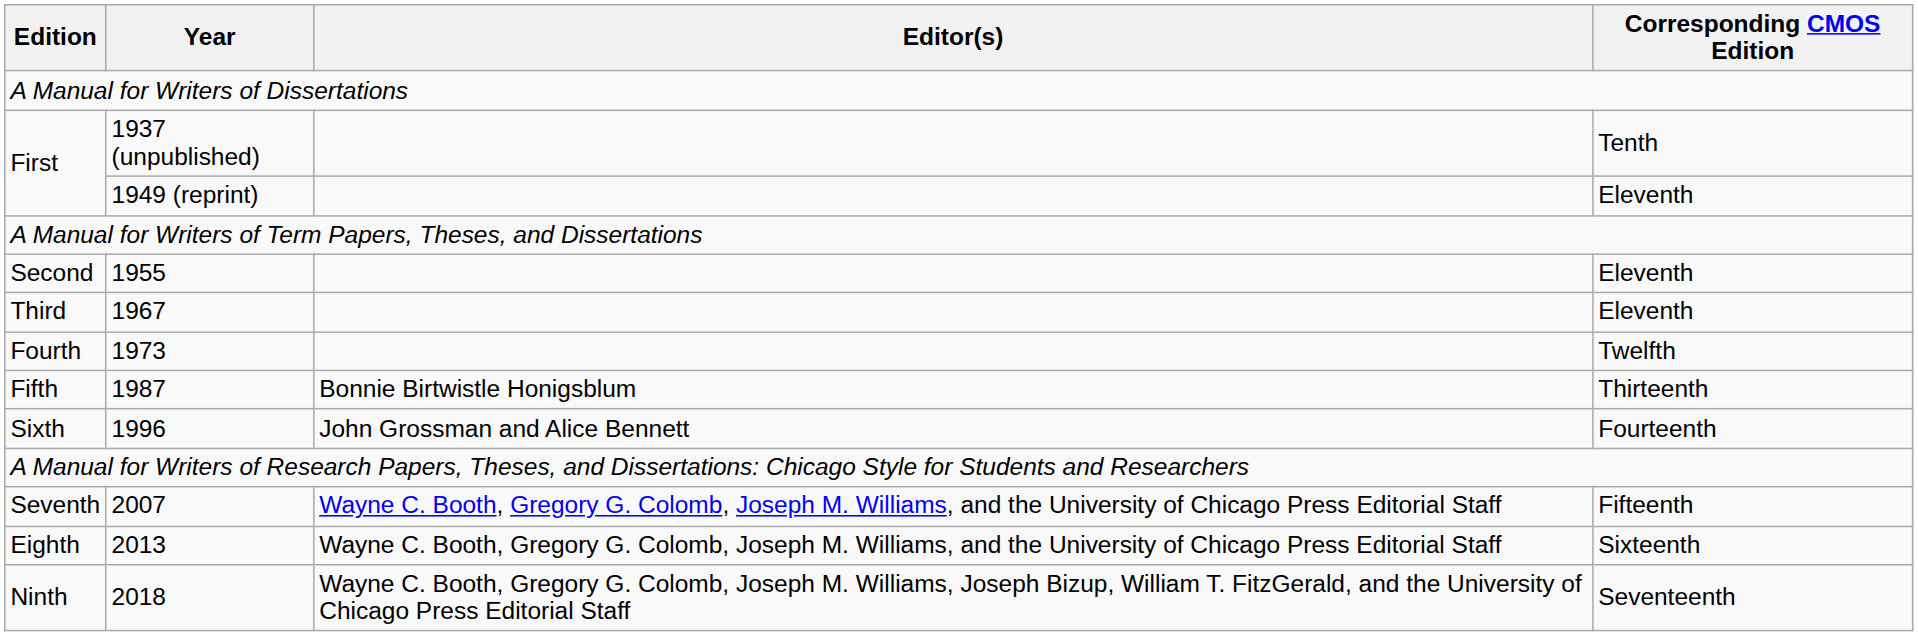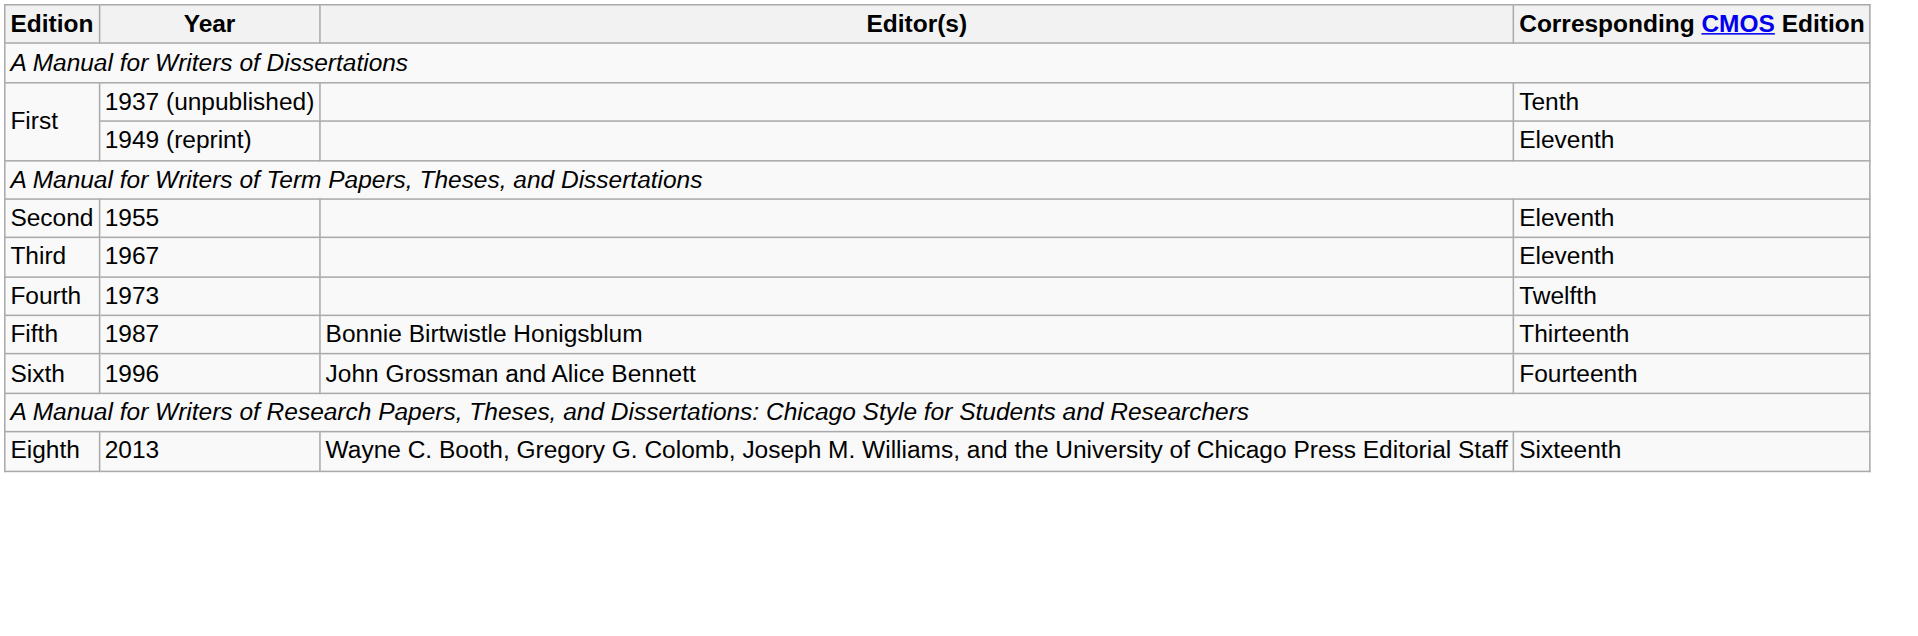- row: (55, 506)
- row: (39, 597)
